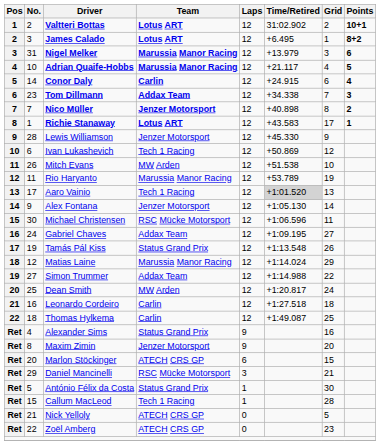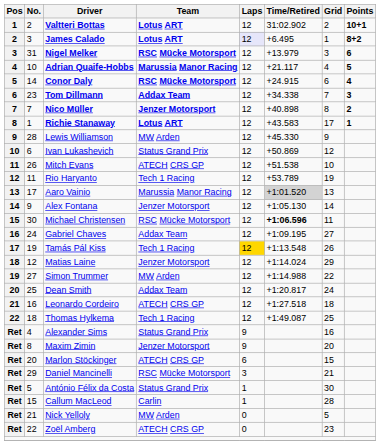(247, 39) no background -> (247, 39) lavender background
(188, 53) Marussia Manor Racing -> (187, 53) RSC Mücke Motorsport
(151, 81) Carlin -> (187, 81) RSC Mücke Motorsport
(174, 136) Jenzer Motorsport -> (159, 136) MW Arden
(166, 150) Tech 1 Racing -> (173, 150) Status Grand Prix
(159, 164) MW Arden -> (171, 164) ATECH CRS GP
(185, 178) Marussia Manor Racing -> (166, 178) Tech 1 Racing
(166, 192) Tech 1 Racing -> (185, 192) Marussia Manor Racing
(286, 220) normal -> (287, 220) bold
(173, 248) Status Grand Prix -> (166, 248) Tech 1 Racing
(247, 248) no background -> (247, 248) gold background
(185, 262) Marussia Manor Racing -> (174, 262) Jenzer Motorsport
(163, 276) Addax Team -> (159, 276) MW Arden
(159, 290) MW Arden -> (163, 290) Addax Team
(150, 304) Carlin -> (171, 304) ATECH CRS GP
(150, 317) Carlin -> (166, 317) Tech 1 Racing
(166, 401) Tech 1 Racing -> (150, 401) Carlin
(171, 415) ATECH CRS GP -> (159, 415) MW Arden
